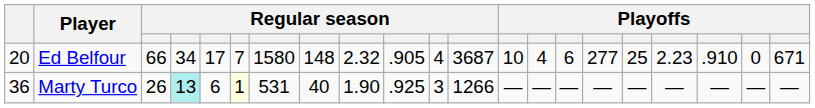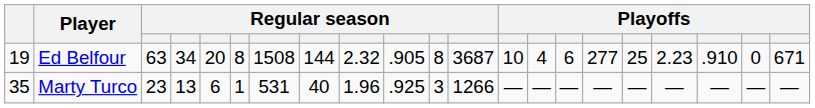(19, 57) 20 -> (19, 57) 19
(156, 57) 66 -> (156, 57) 63
(215, 57) 17 -> (215, 57) 20
(239, 57) 7 -> (239, 57) 8
(274, 57) 1580 -> (274, 57) 1508
(319, 57) 148 -> (319, 57) 144
(439, 57) 4 -> (439, 57) 8
(19, 87) 36 -> (19, 87) 35
(156, 87) 26 -> (156, 87) 23
(186, 87) paleturquoise background -> (186, 87) no background
(239, 87) lightyellow background -> (239, 87) no background
(362, 87) 1.90 -> (362, 87) 1.96
